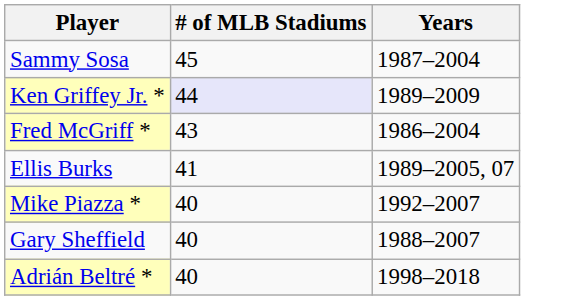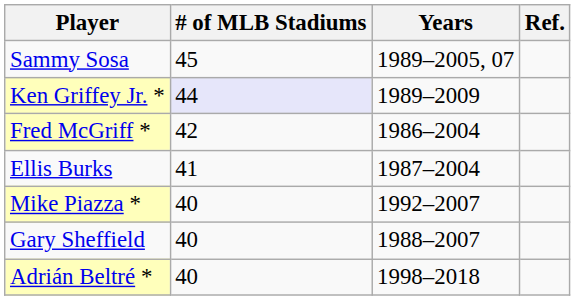+ column: (545, 22)
(429, 58) 1987–2004 -> (446, 58) 1989–2005, 07
(187, 131) 43 -> (187, 131) 42
(446, 167) 1989–2005, 07 -> (429, 167) 1987–2004
